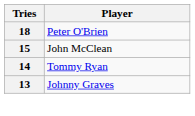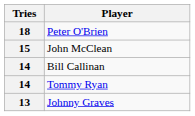+ row: (76, 66)
